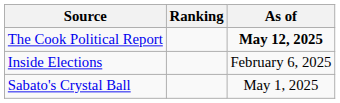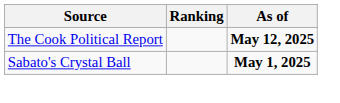- row: (55, 62)
(281, 86) normal -> (272, 62) bold
